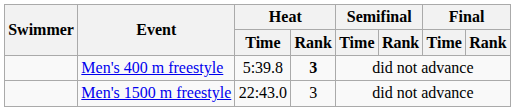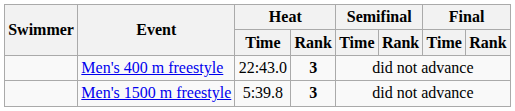(263, 67) 5:39.8 -> (263, 67) 22:43.0
(263, 93) 22:43.0 -> (263, 93) 5:39.8
(313, 93) normal -> (313, 93) bold
